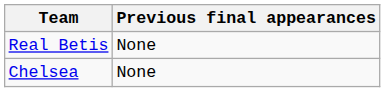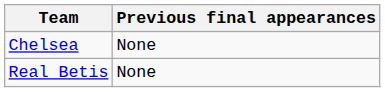rows swapped: (59, 45) <-> (44, 72)
